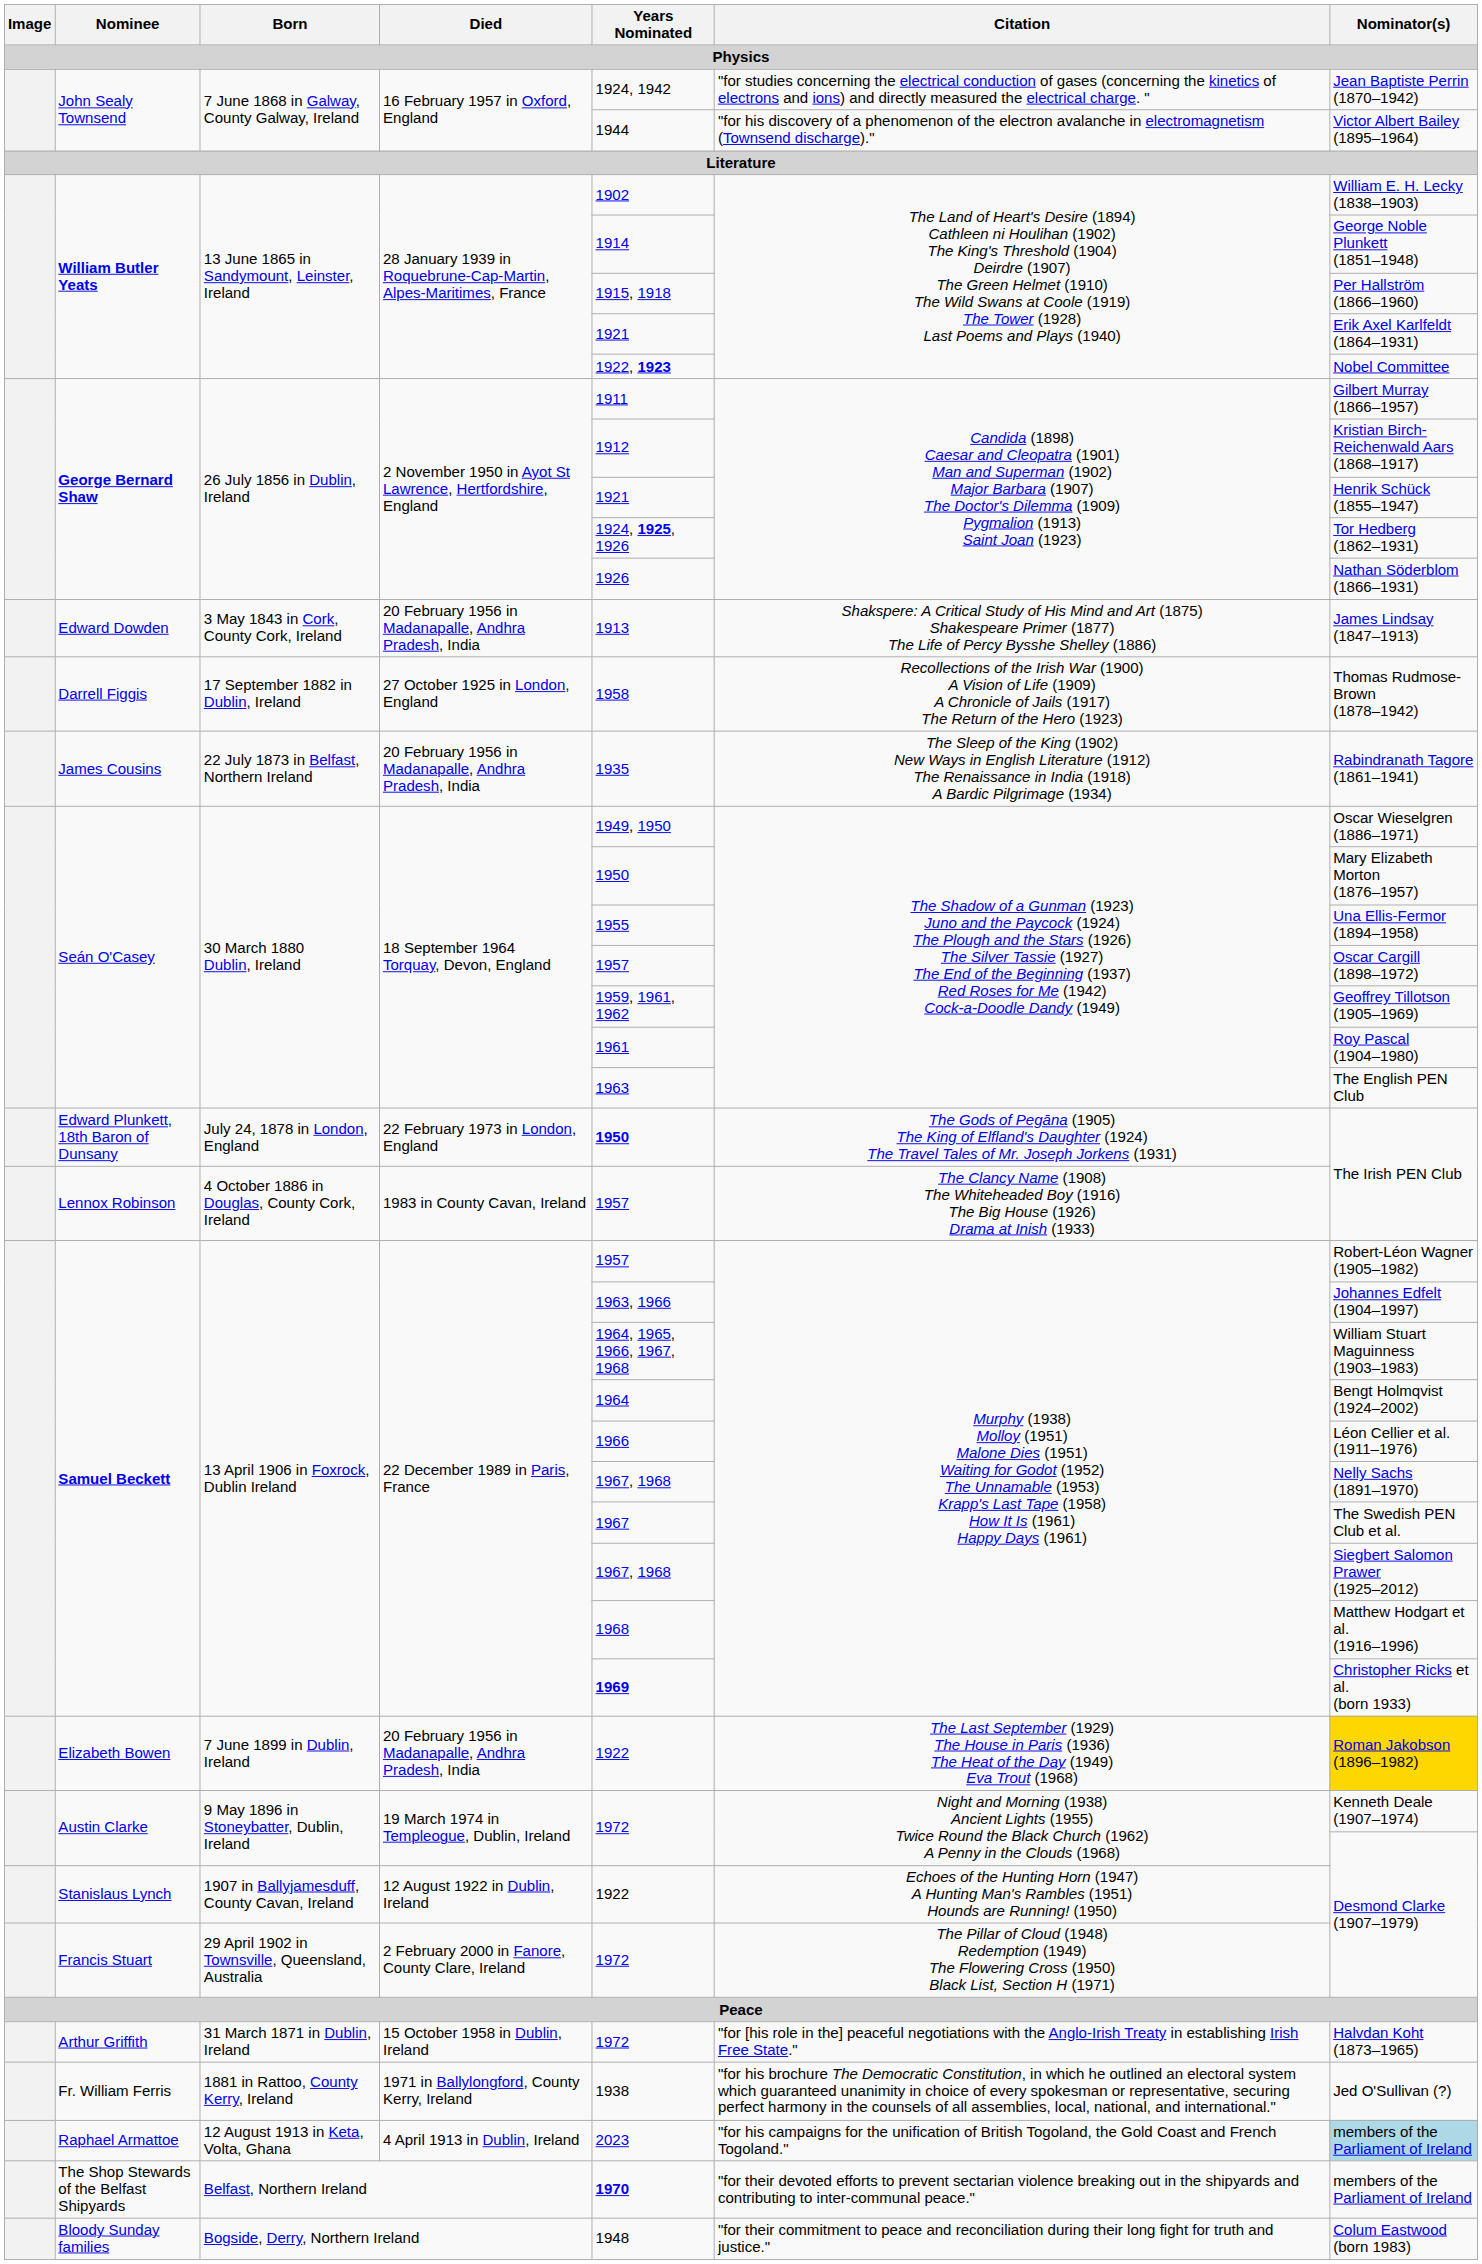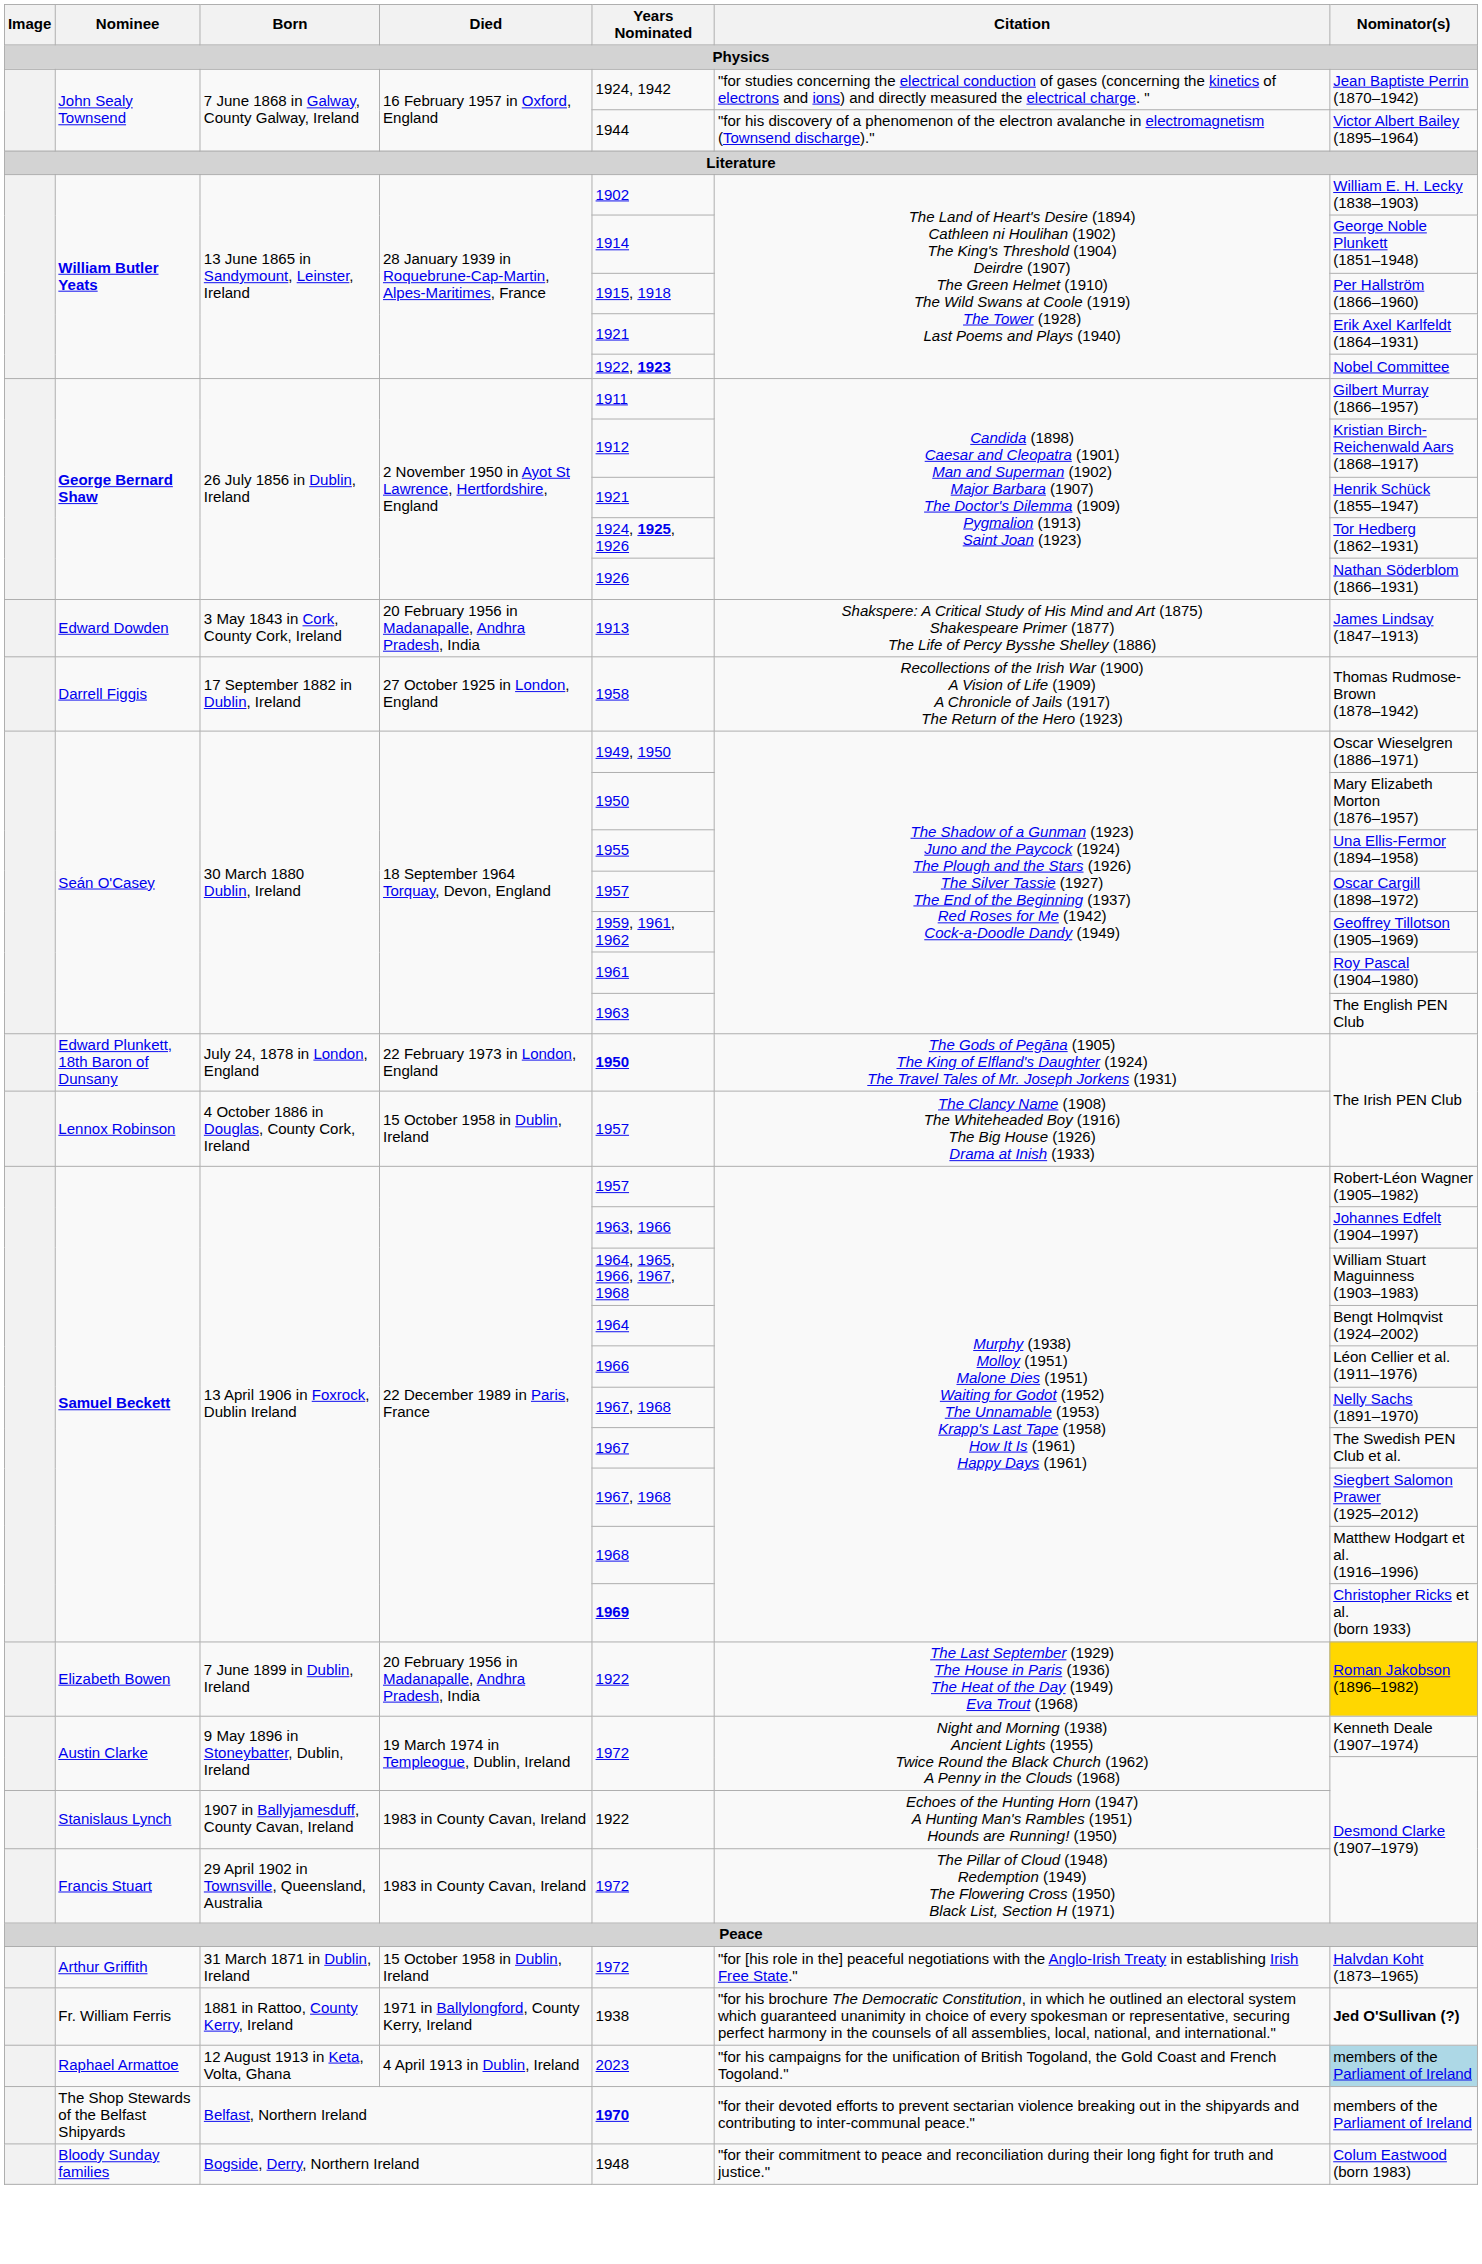- row: (110, 768)
(485, 1203) 1983 in County Cavan, Ireland -> (472, 1128) 15 October 1958 in Dublin, Ireland
(469, 1894) 12 August 1922 in Dublin, Ireland -> (485, 1819) 1983 in County Cavan, Ireland
(474, 1960) 2 February 2000 in Fanore, County Clare, Ireland -> (485, 1885) 1983 in County Cavan, Ireland
(1392, 2091) normal -> (1396, 2016) bold
